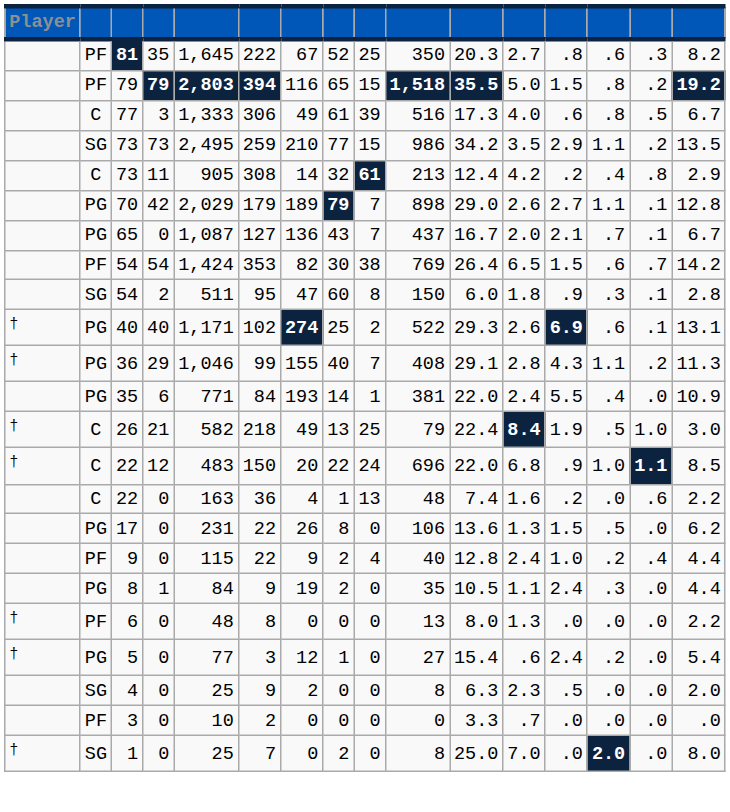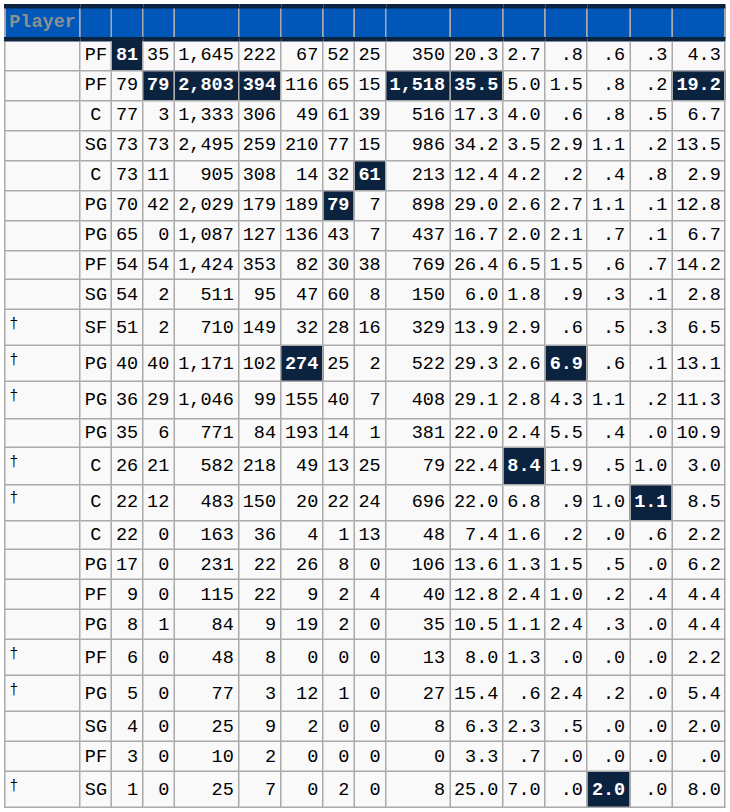(704, 56) 8.2 -> (704, 56) 4.3
+ row: (127, 328)
